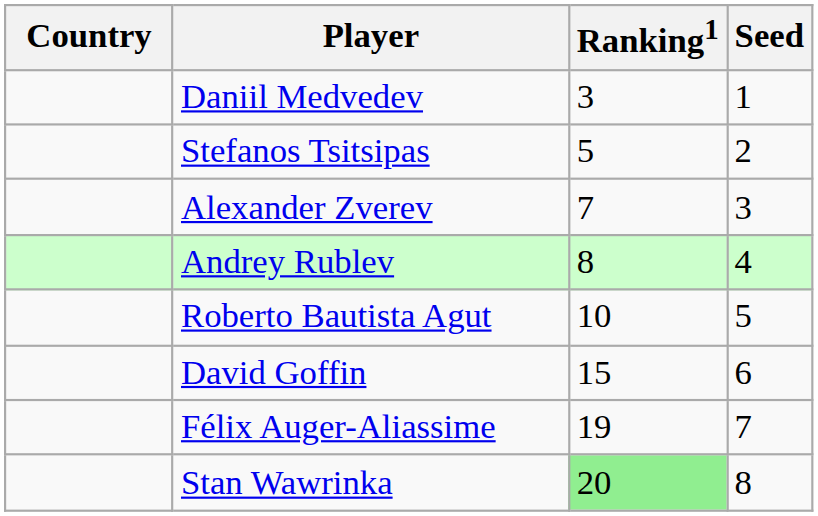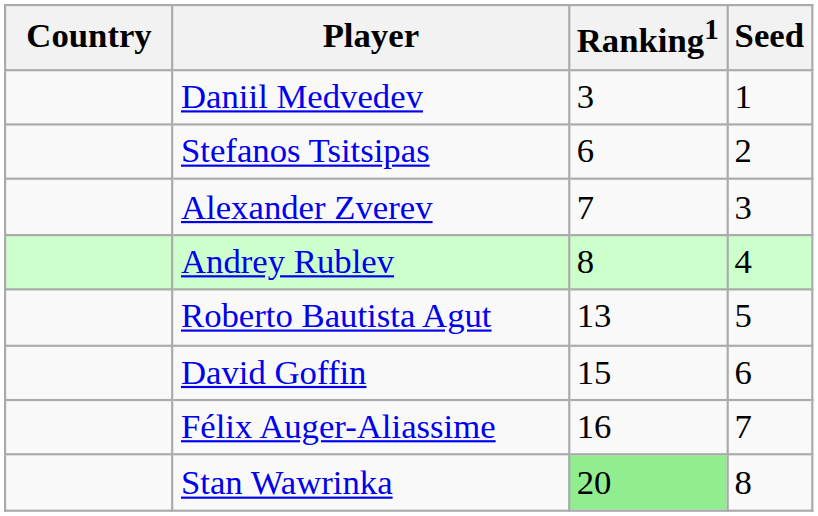(585, 151) 5 -> (585, 151) 6
(594, 316) 10 -> (594, 316) 13
(594, 426) 19 -> (594, 426) 16
